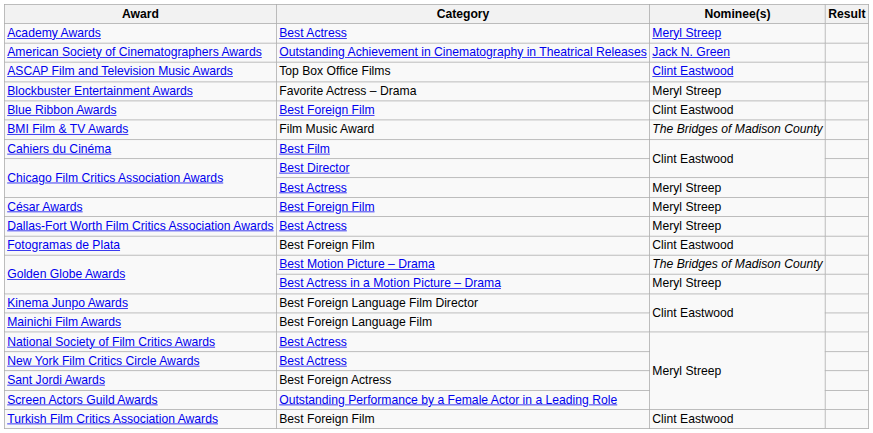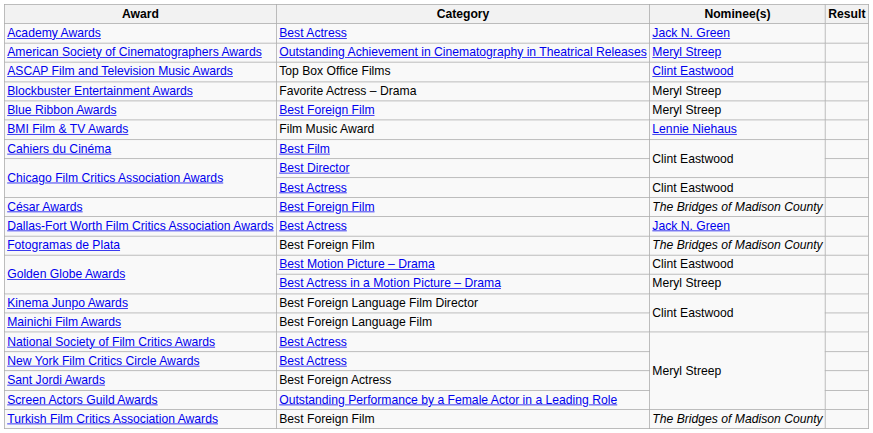(687, 33) Meryl Streep -> (691, 33) Jack N. Green
(691, 52) Jack N. Green -> (687, 52) Meryl Streep
(693, 110) Clint Eastwood -> (687, 110) Meryl Streep
(738, 129) The Bridges of Madison County -> (695, 129) Lennie Niehaus
(687, 187) Meryl Streep -> (693, 187) Clint Eastwood
(687, 206) Meryl Streep -> (738, 206) The Bridges of Madison County
(687, 226) Meryl Streep -> (691, 226) Jack N. Green
(693, 245) Clint Eastwood -> (738, 245) The Bridges of Madison County
(738, 264) The Bridges of Madison County -> (693, 264) Clint Eastwood
(693, 419) Clint Eastwood -> (738, 419) The Bridges of Madison County
